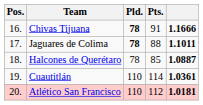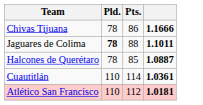- column: (15, 12)
(134, 28) bold -> (112, 28) normal
(156, 28) 91 -> (133, 28) 86
